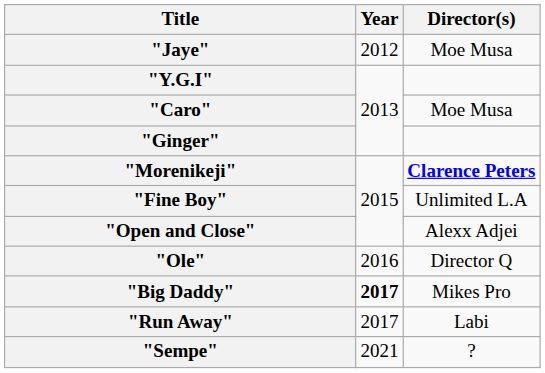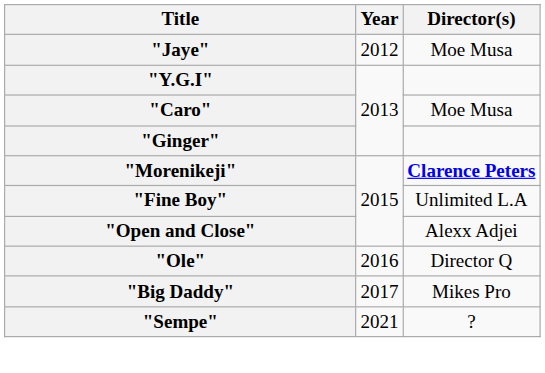(380, 291) bold -> (380, 291) normal
- row: (180, 321)
